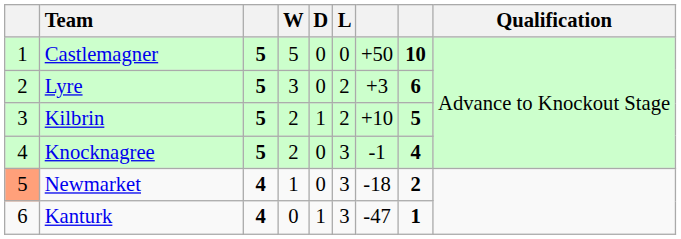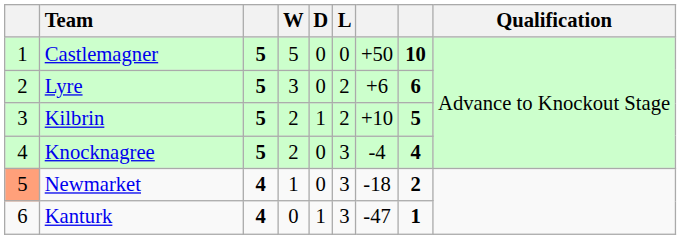(377, 86) +3 -> (377, 86) +6
(377, 151) -1 -> (377, 151) -4
